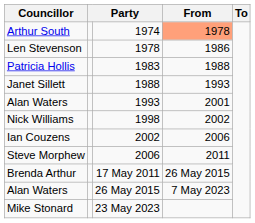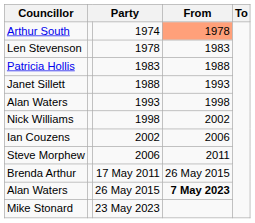(217, 48) 1986 -> (217, 48) 1983
(217, 102) 2001 -> (217, 102) 1998
(200, 191) normal -> (200, 191) bold
